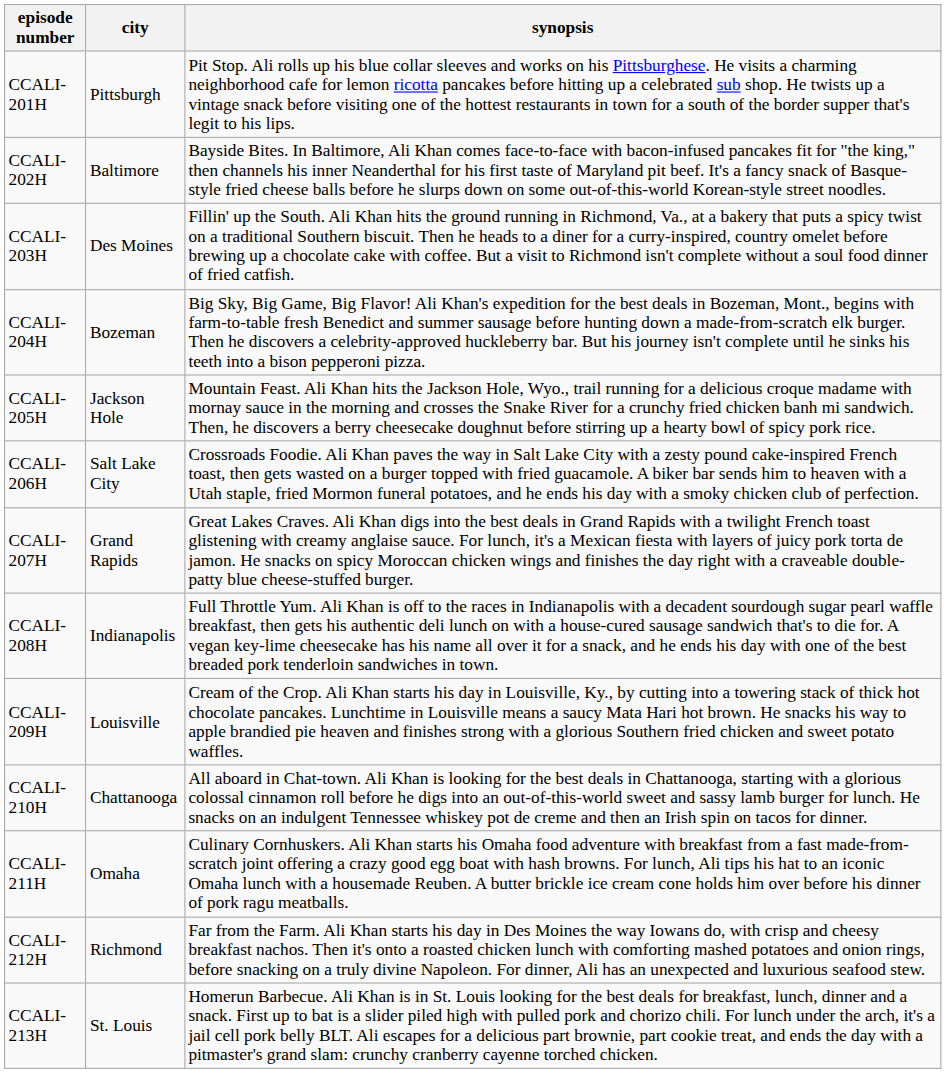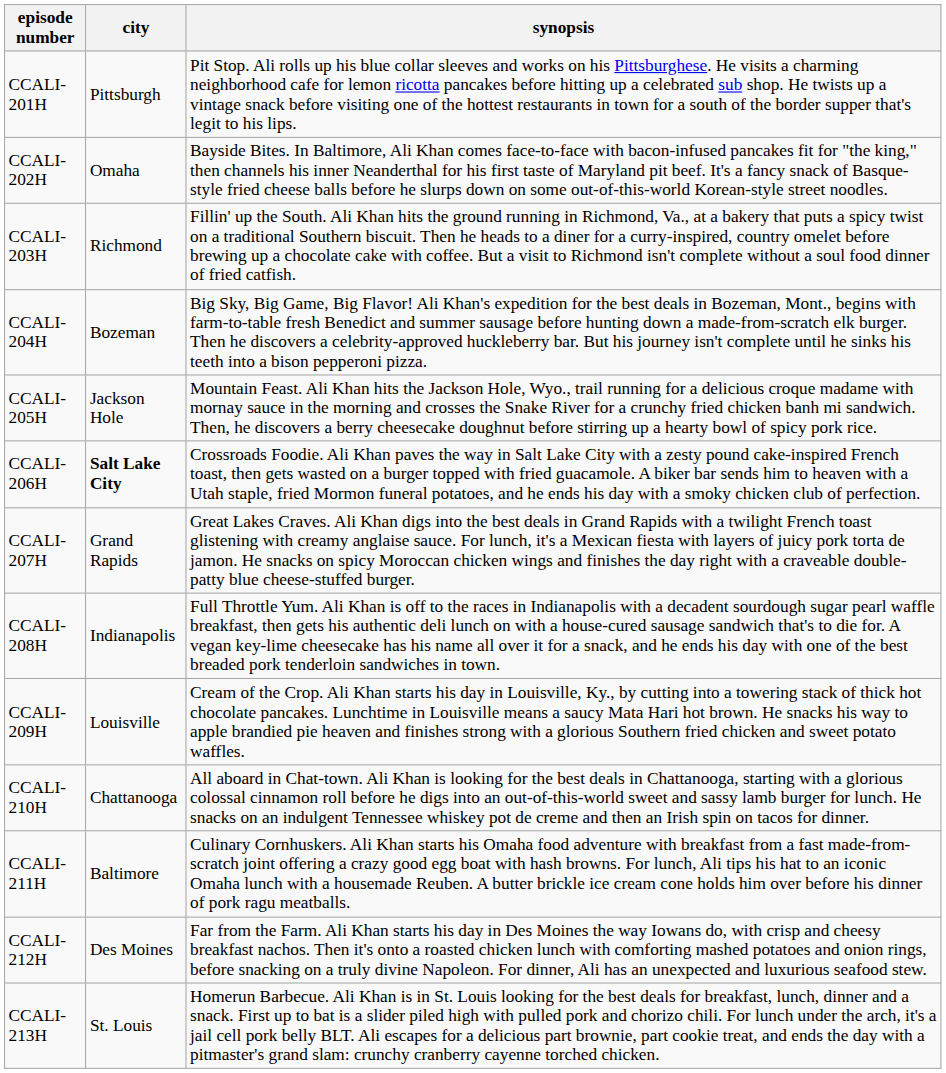(124, 170) Baltimore -> (115, 170) Omaha
(131, 246) Des Moines -> (126, 246) Richmond
(123, 474) normal -> (125, 474) bold
(115, 873) Omaha -> (124, 873) Baltimore
(126, 949) Richmond -> (131, 949) Des Moines
